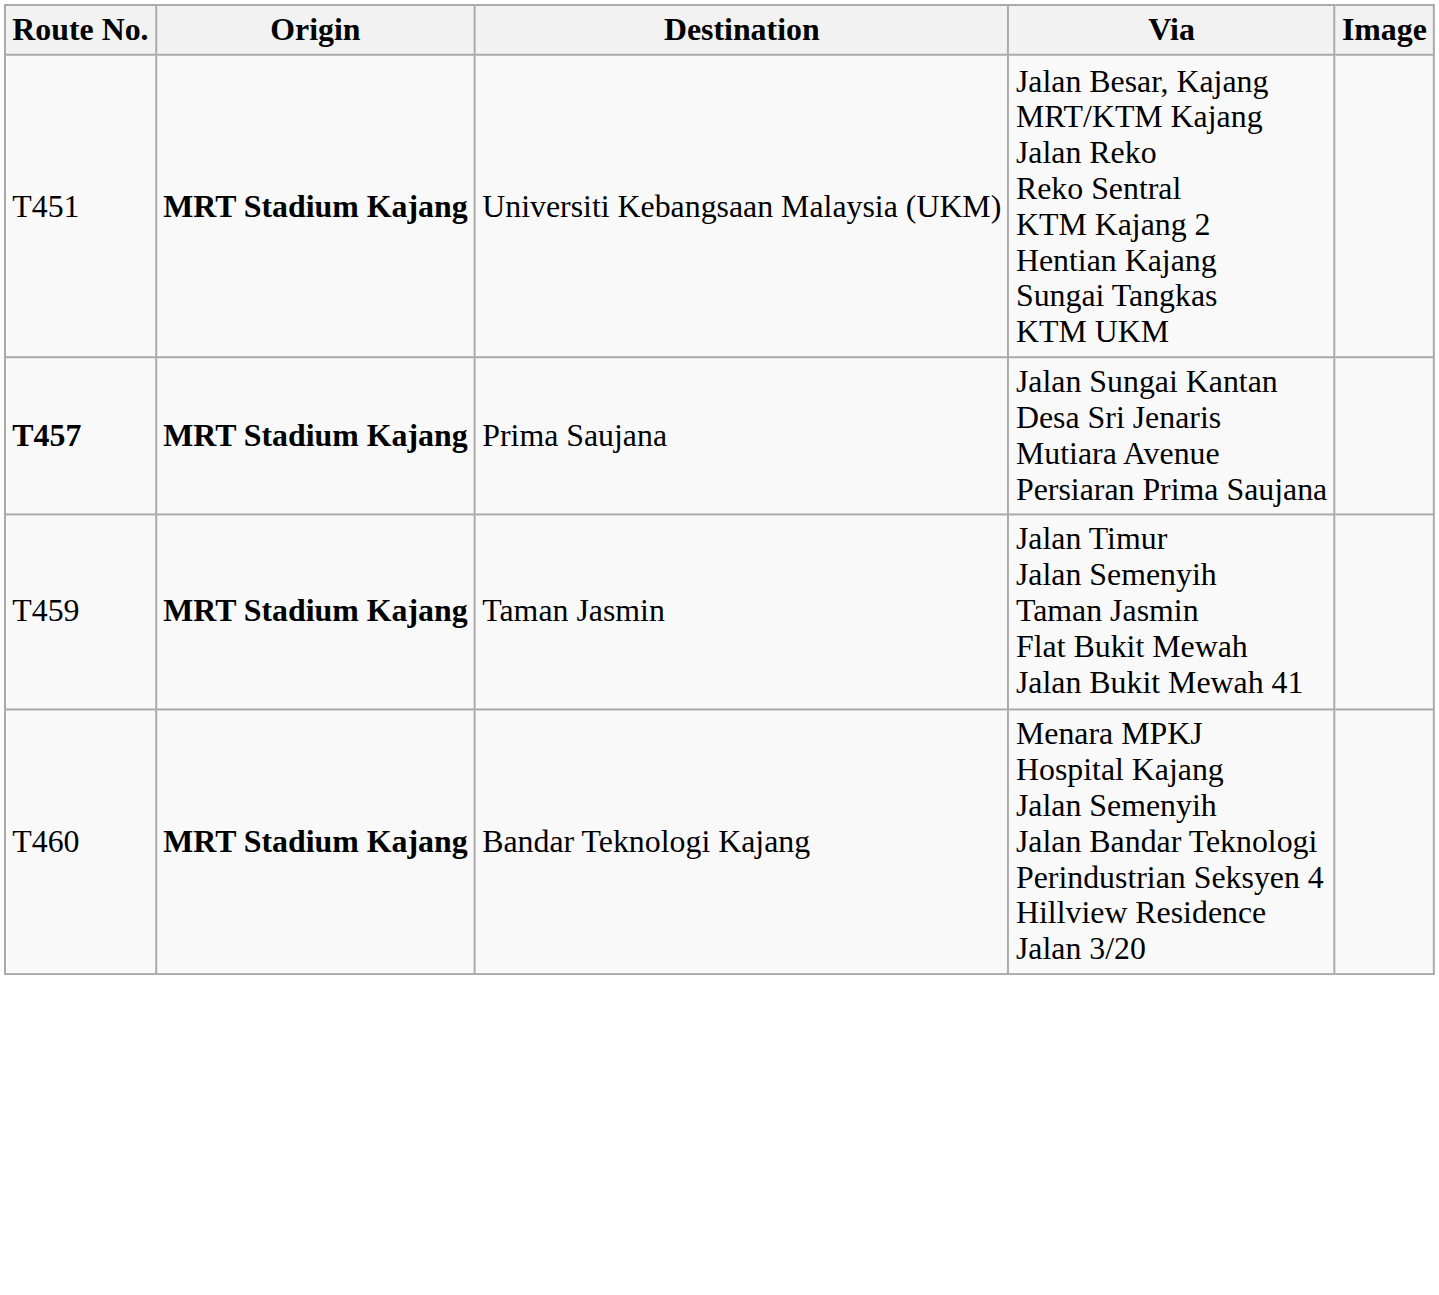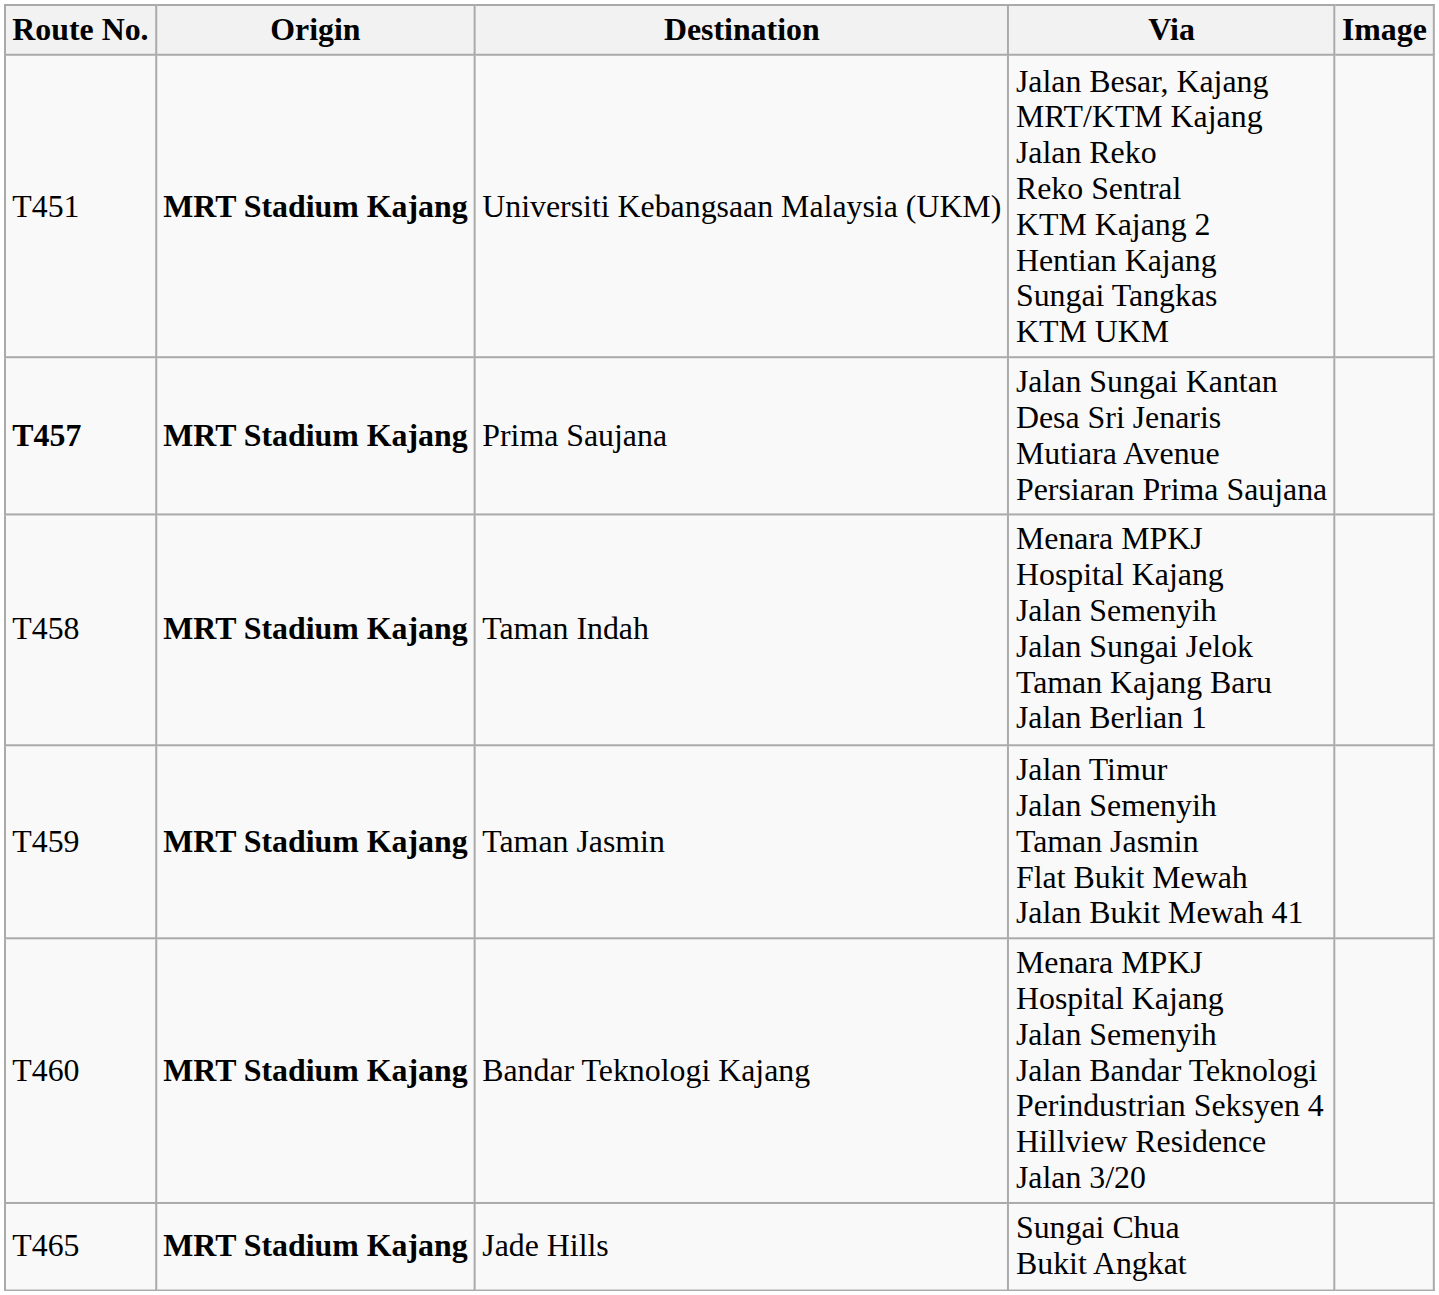+ row: (566, 628)
+ row: (545, 1246)
